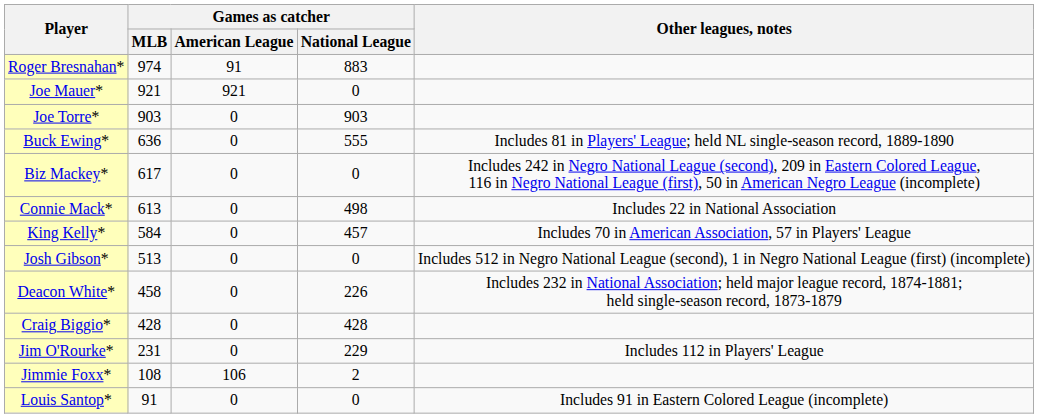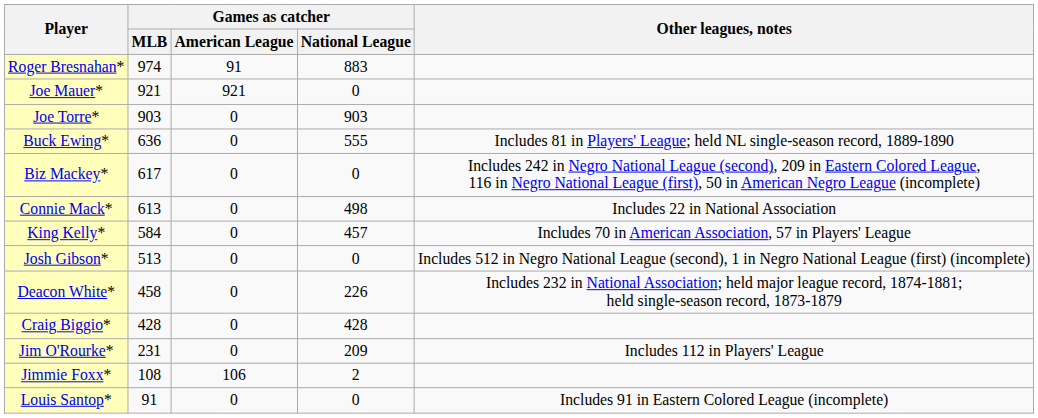(356, 350) 229 -> (356, 350) 209
